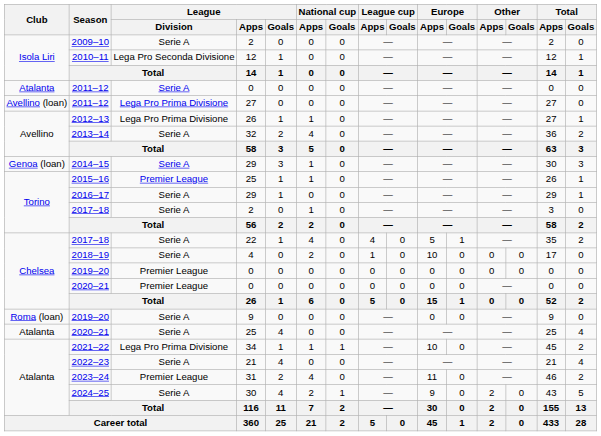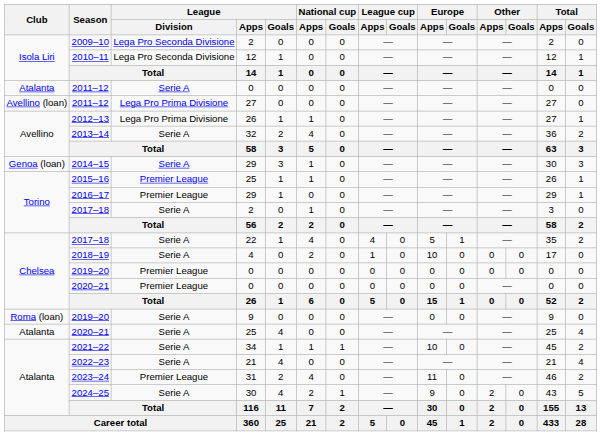(174, 42) Serie A -> (174, 42) Lega Pro Seconda Divisione
(174, 194) Serie A -> (174, 194) Premier League
(174, 347) Lega Pro Prima Divisione -> (174, 347) Serie A
